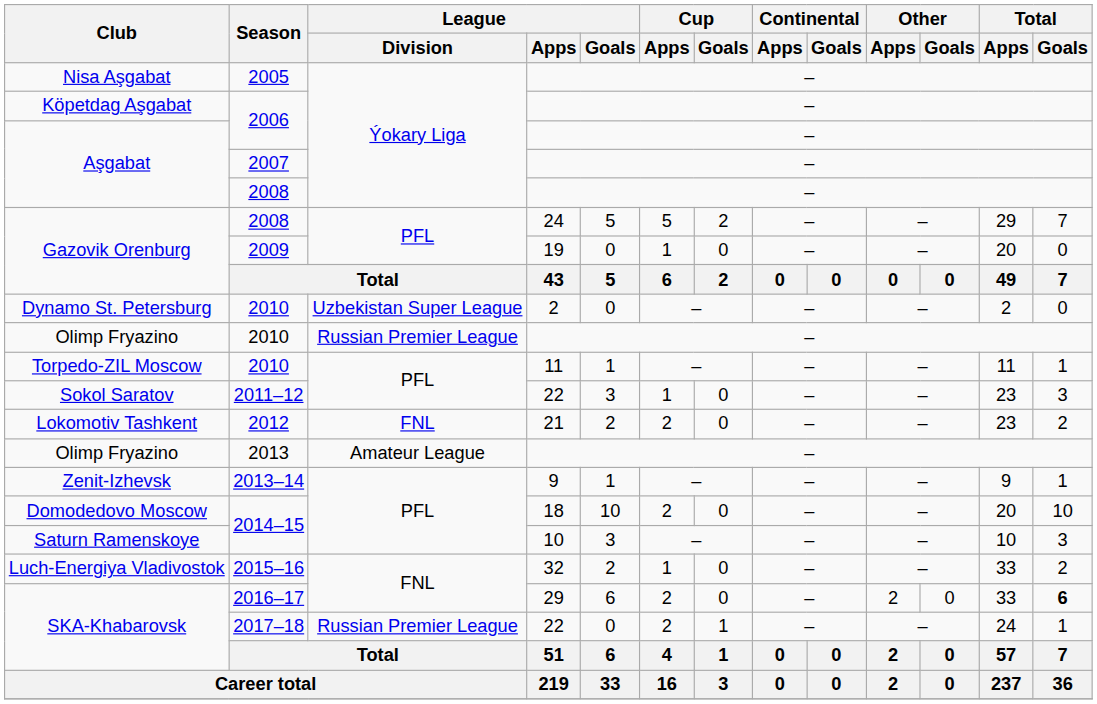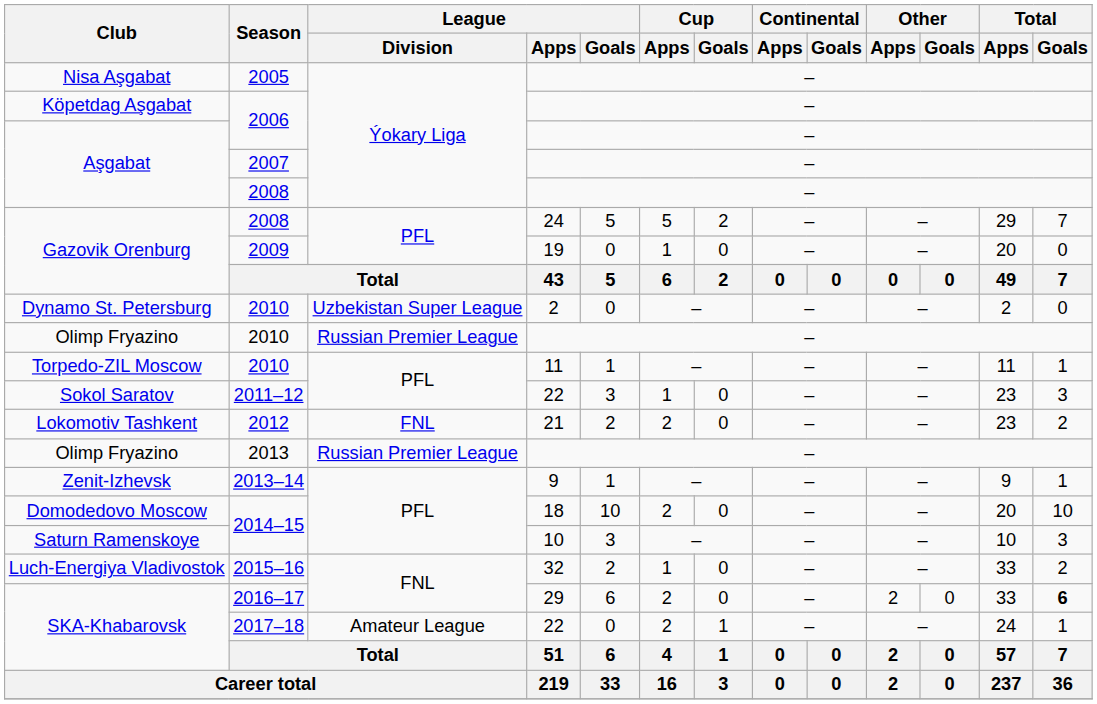(418, 452) Amateur League -> (418, 452) Russian Premier League
(418, 626) Russian Premier League -> (418, 626) Amateur League
